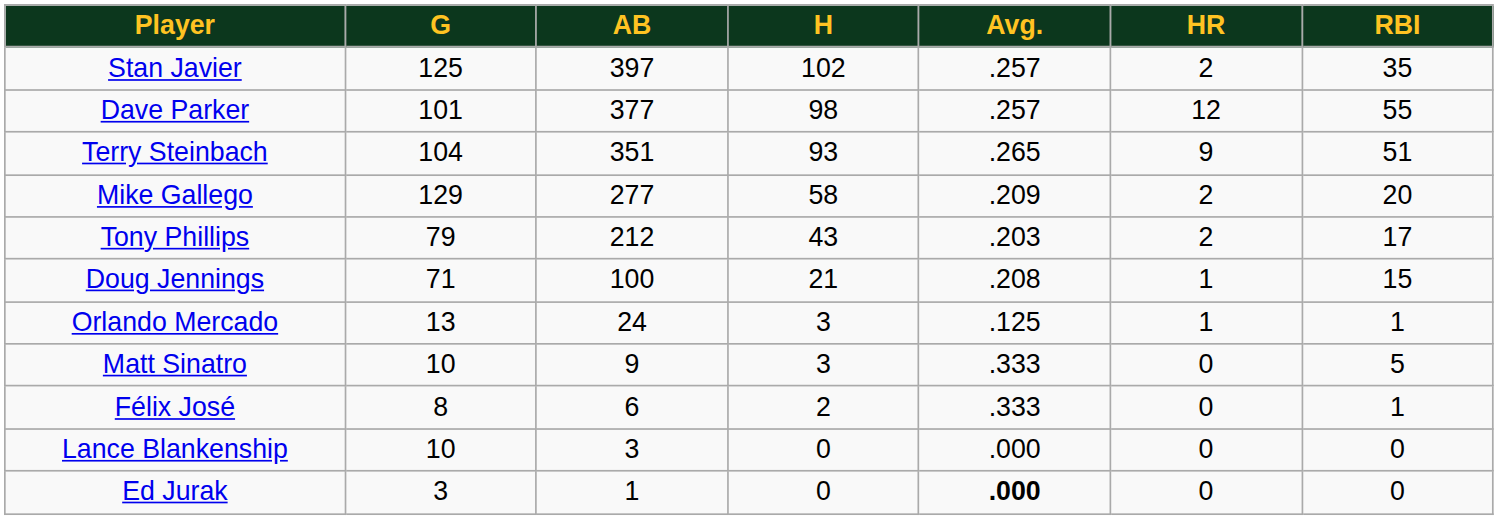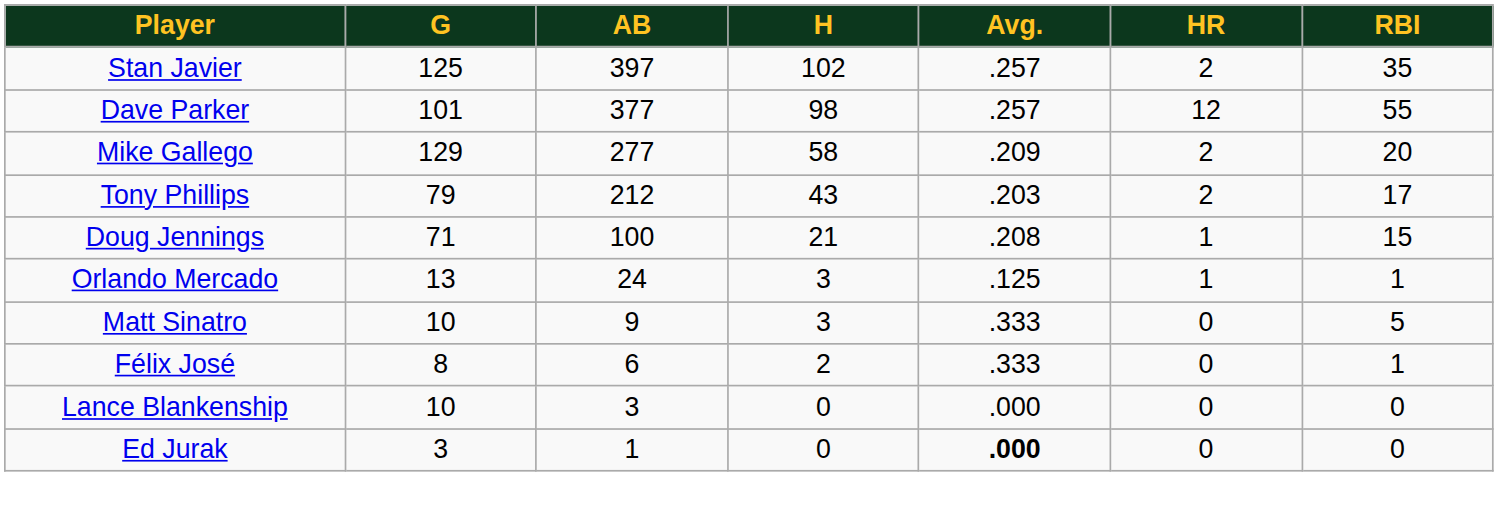- row: (175, 152)
